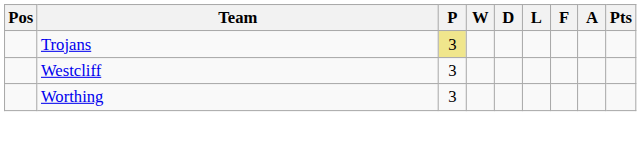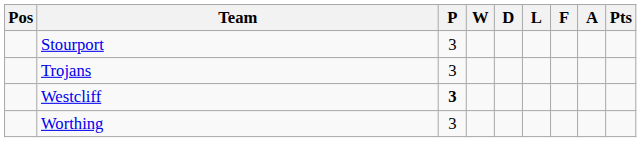+ row: (72, 44)
(452, 44) khaki background -> (452, 70) no background
(452, 70) normal -> (452, 96) bold
